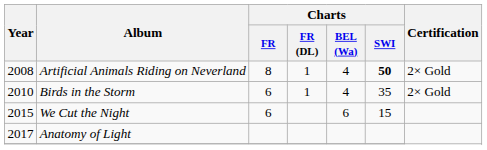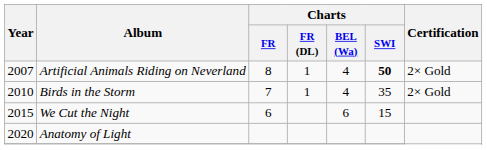(21, 71) 2008 -> (21, 71) 2007
(268, 92) 6 -> (268, 92) 7
(21, 133) 2017 -> (21, 133) 2020
